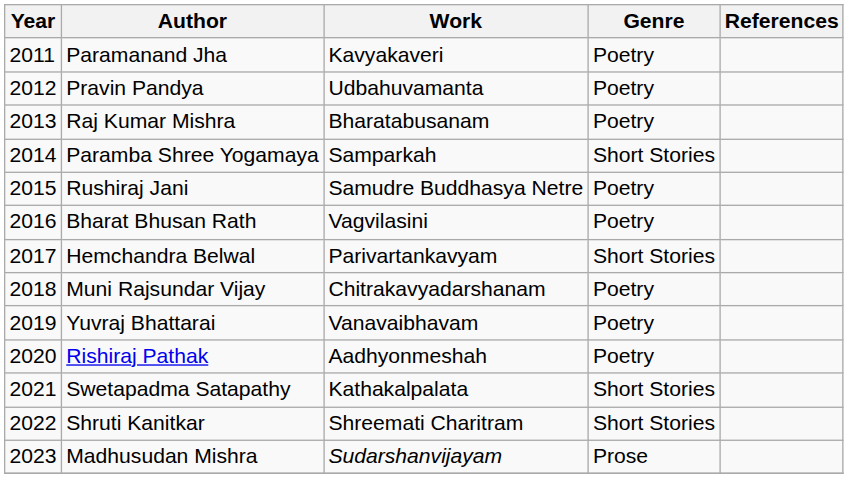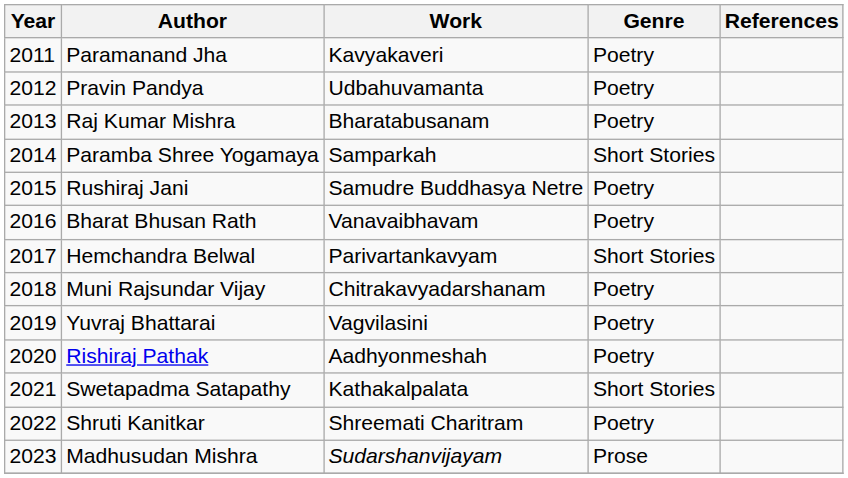(378, 222) Vagvilasini -> (403, 222) Vanavaibhavam
(403, 322) Vanavaibhavam -> (378, 322) Vagvilasini
(654, 423) Short Stories -> (623, 423) Poetry
